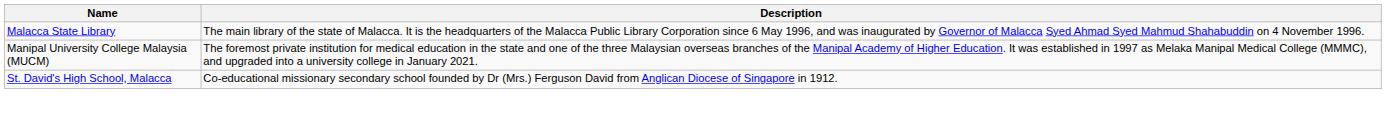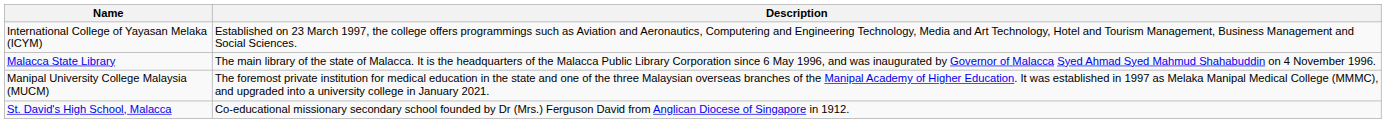+ row: (107, 37)
